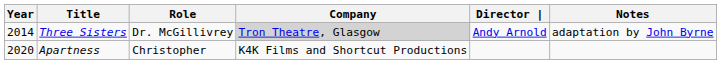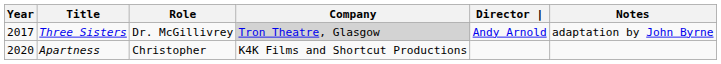(21, 32) 2014 -> (21, 32) 2017
